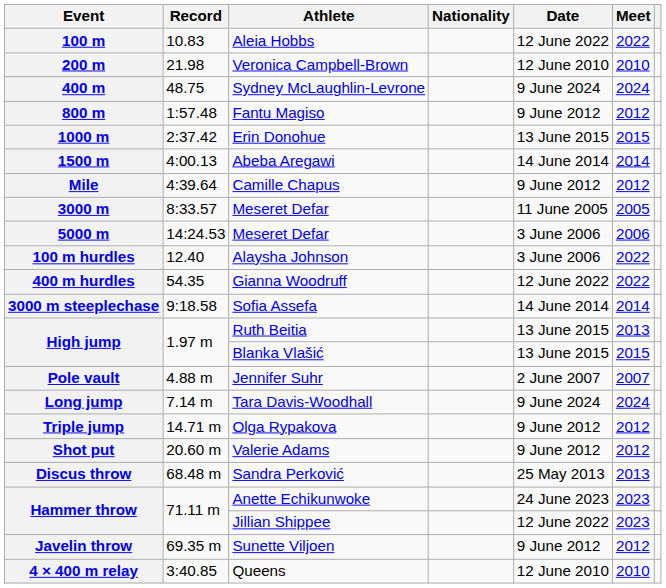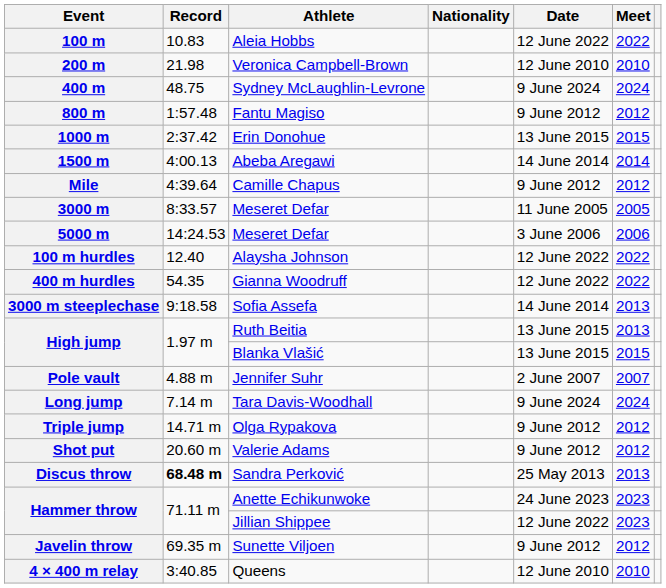(559, 257) 3 June 2006 -> (563, 257) 12 June 2022
(633, 305) 2014 -> (633, 305) 2013
(194, 474) normal -> (194, 474) bold
